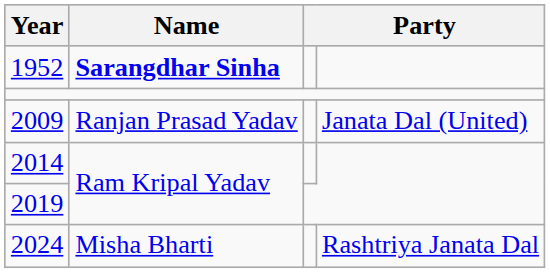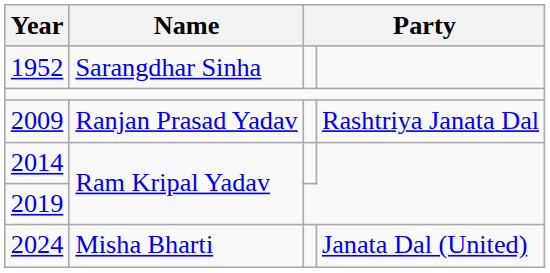(178, 66) bold -> (168, 66) normal
(425, 120) Janata Dal (United) -> (431, 120) Rashtriya Janata Dal
(431, 245) Rashtriya Janata Dal -> (425, 245) Janata Dal (United)
